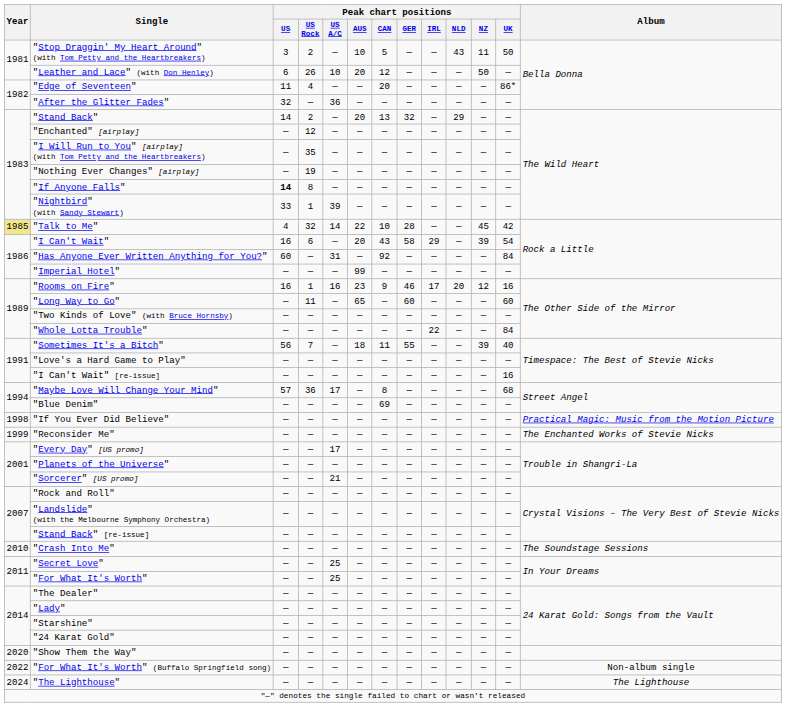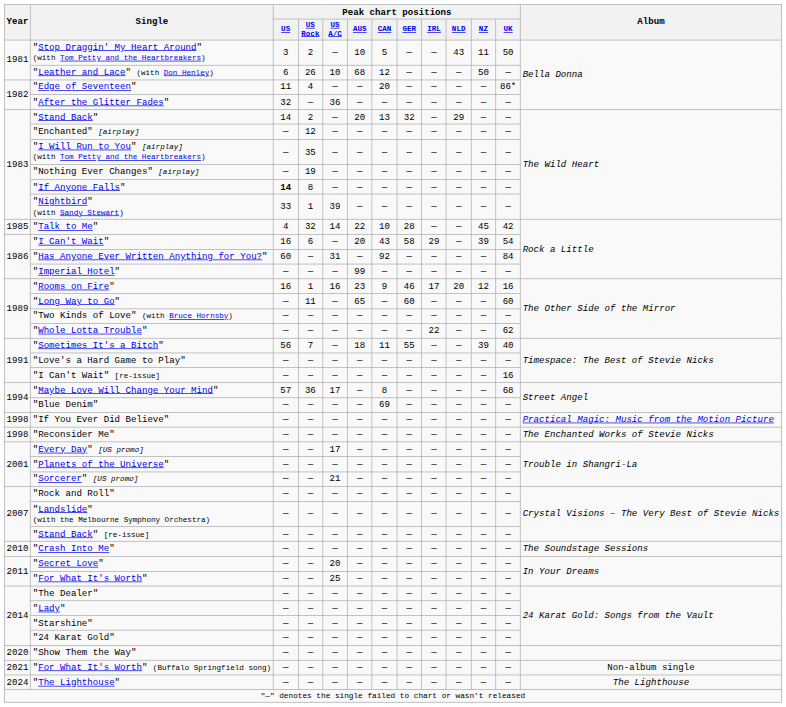(360, 72) 20 -> (360, 72) 68
(17, 227) khaki background -> (17, 227) no background
(508, 331) 84 -> (508, 331) 62
(17, 435) 1999 -> (17, 435) 1998
(335, 564) 25 -> (335, 564) 20
(17, 668) 2022 -> (17, 668) 2021
